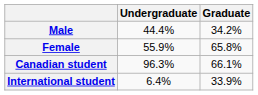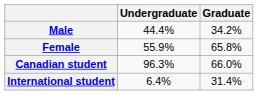(226, 64) 66.1% -> (226, 64) 66.0%
(226, 82) 33.9% -> (226, 82) 31.4%
